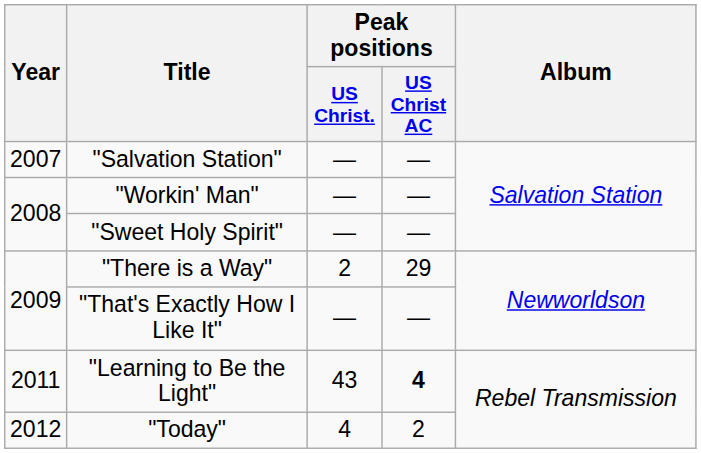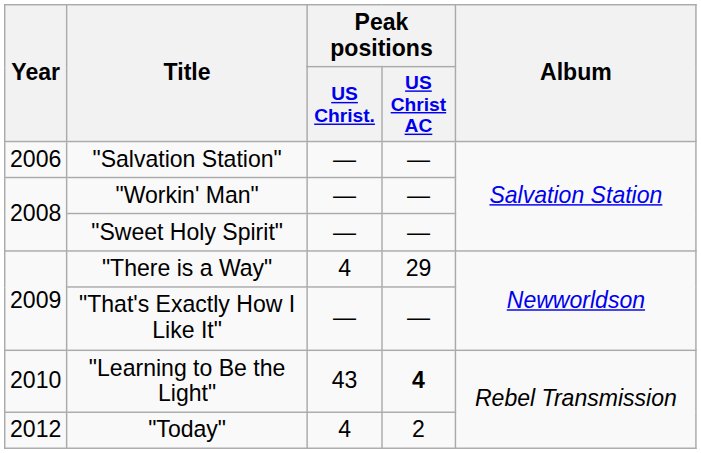(36, 159) 2007 -> (36, 159) 2006
(345, 268) 2 -> (345, 268) 4
(36, 380) 2011 -> (36, 380) 2010
